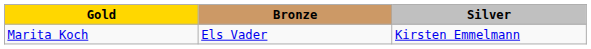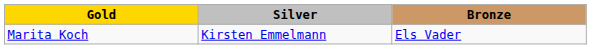columns swapped: (489, 14) <-> (295, 14)
